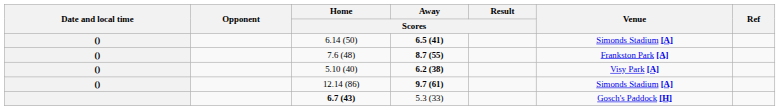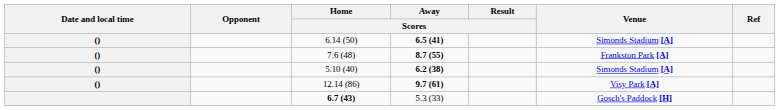(635, 70) Visy Park [A] -> (635, 70) Simonds Stadium [A]
(635, 84) Simonds Stadium [A] -> (635, 84) Visy Park [A]
